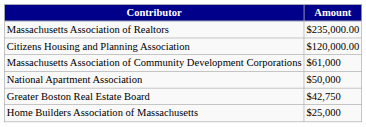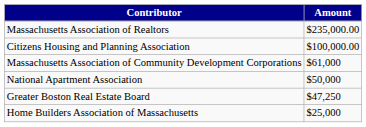(333, 46) $120,000.00 -> (333, 46) $100,000.00
(324, 96) $42,750 -> (324, 96) $47,250
